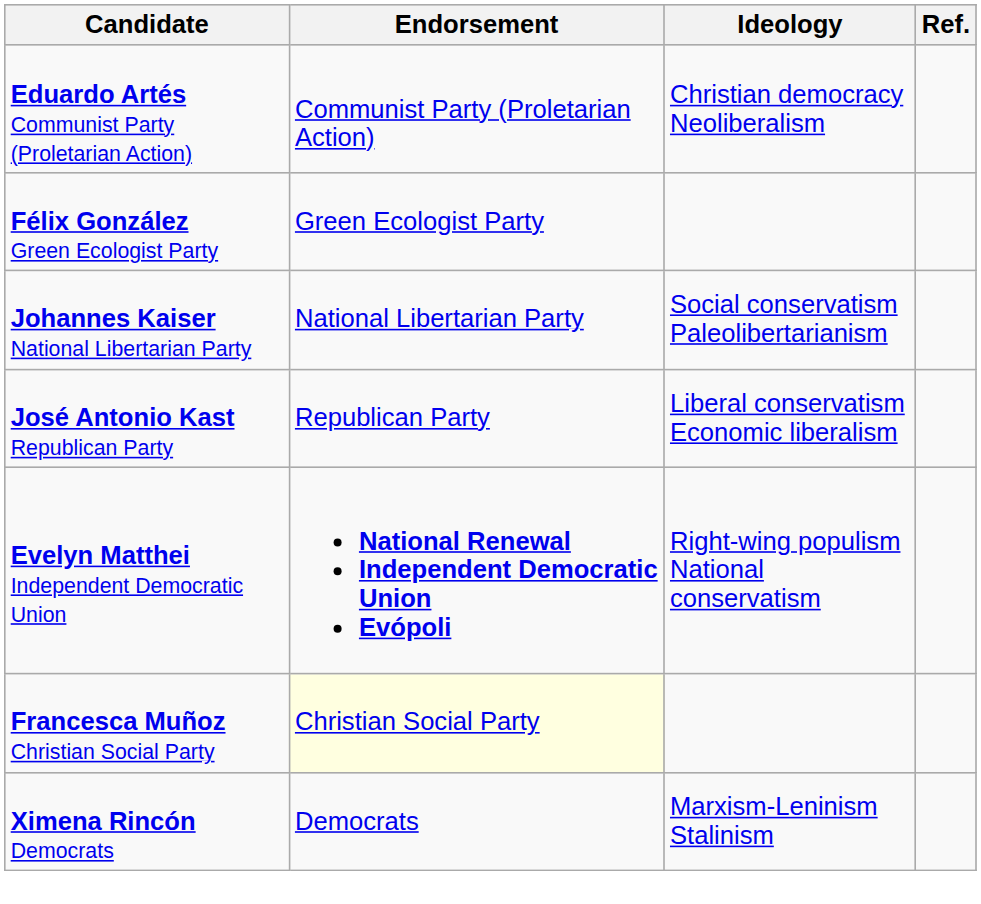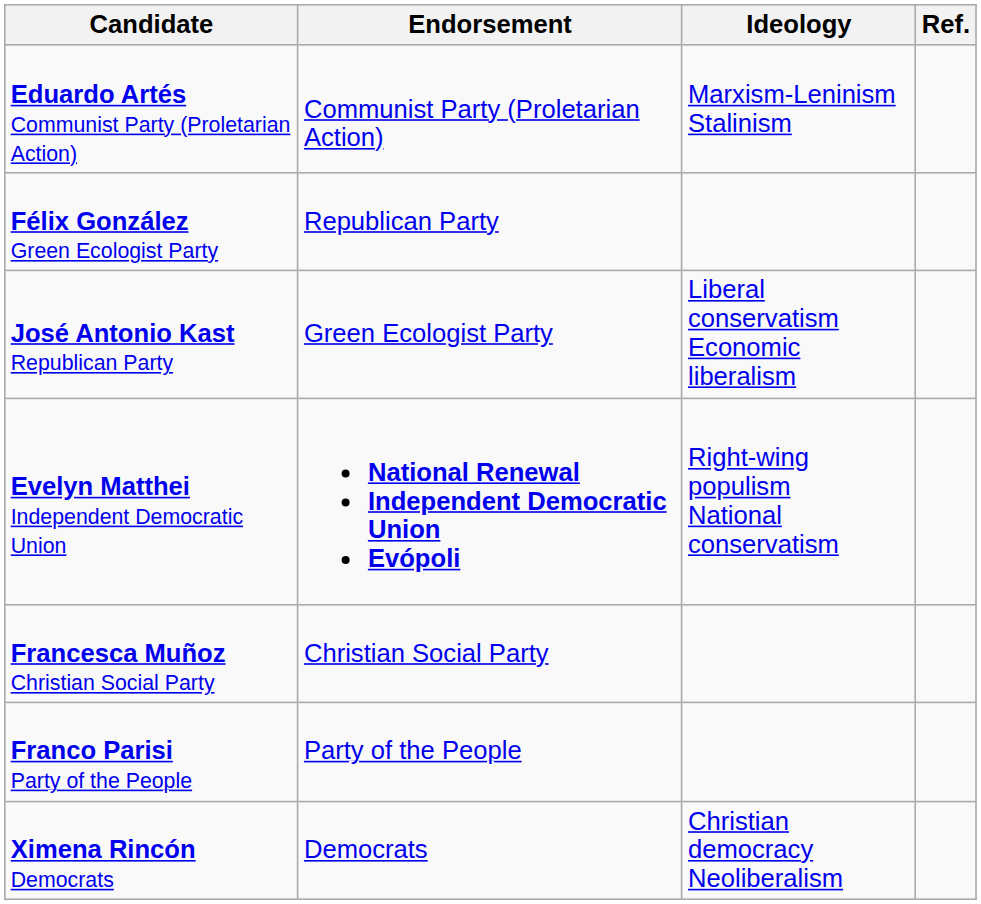(787, 108) Christian democracy Neoliberalism -> (792, 108) Marxism-Leninism Stalinism
(419, 221) Green Ecologist Party -> (401, 221) Republican Party
- row: (131, 333)
(392, 417) Republican Party -> (428, 333) Green Ecologist Party
(417, 722) lightyellow background -> (426, 653) no background
+ row: (101, 766)
(774, 820) Marxism-Leninism Stalinism -> (766, 849) Christian democracy Neoliberalism
